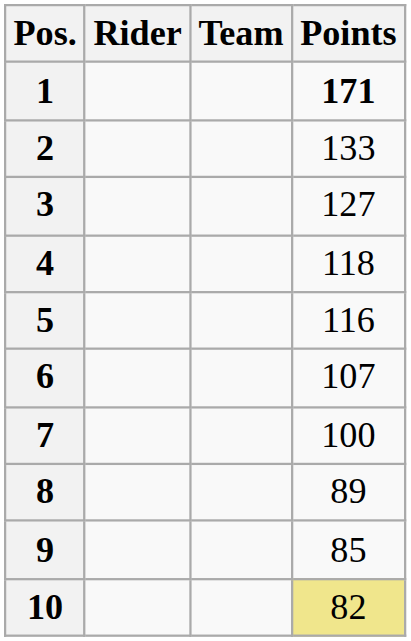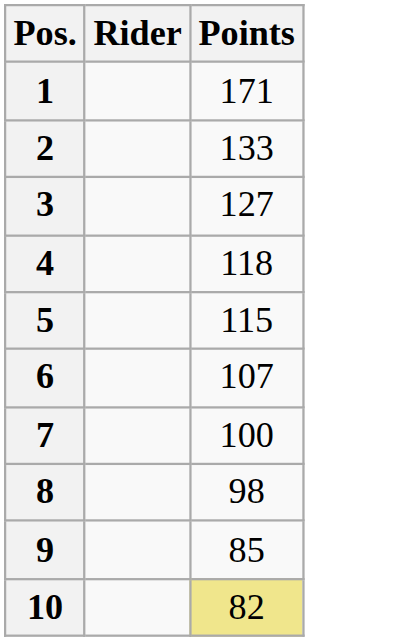- column: (241, 33)
(348, 90) bold -> (247, 90) normal
(348, 319) 116 -> (247, 319) 115
(348, 491) 89 -> (247, 491) 98
